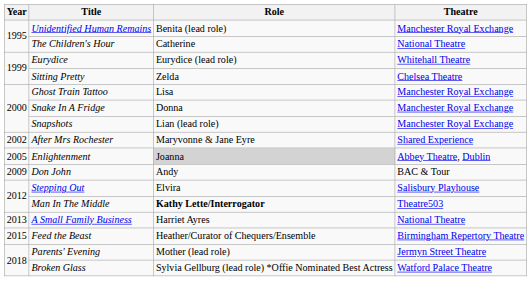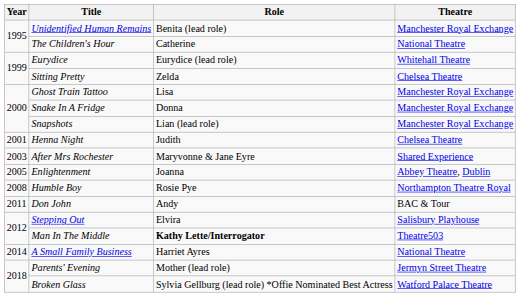+ row: (57, 140)
(17, 140) 2002 -> (17, 156) 2003
(170, 156) lightgrey background -> (170, 172) no background
+ row: (56, 188)
(17, 172) 2009 -> (17, 204) 2011
(17, 220) 2013 -> (17, 252) 2014
- row: (61, 236)
